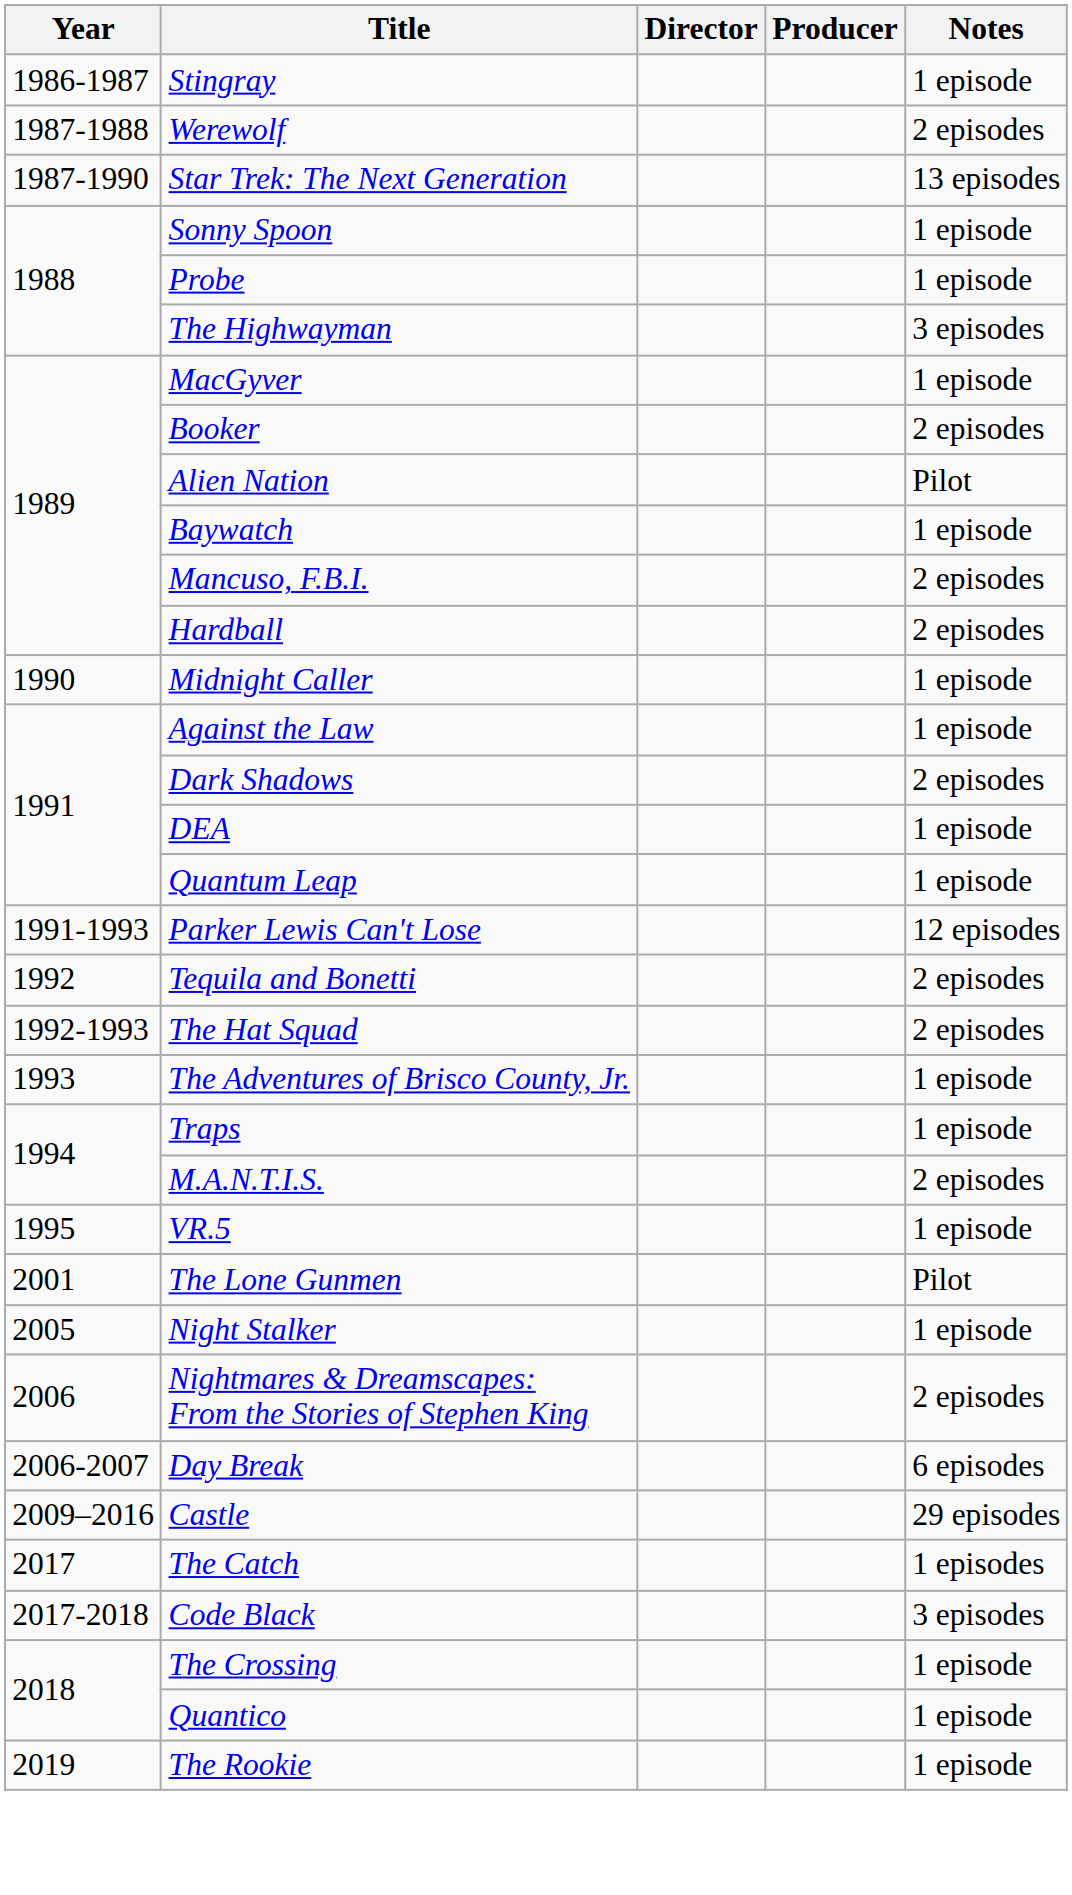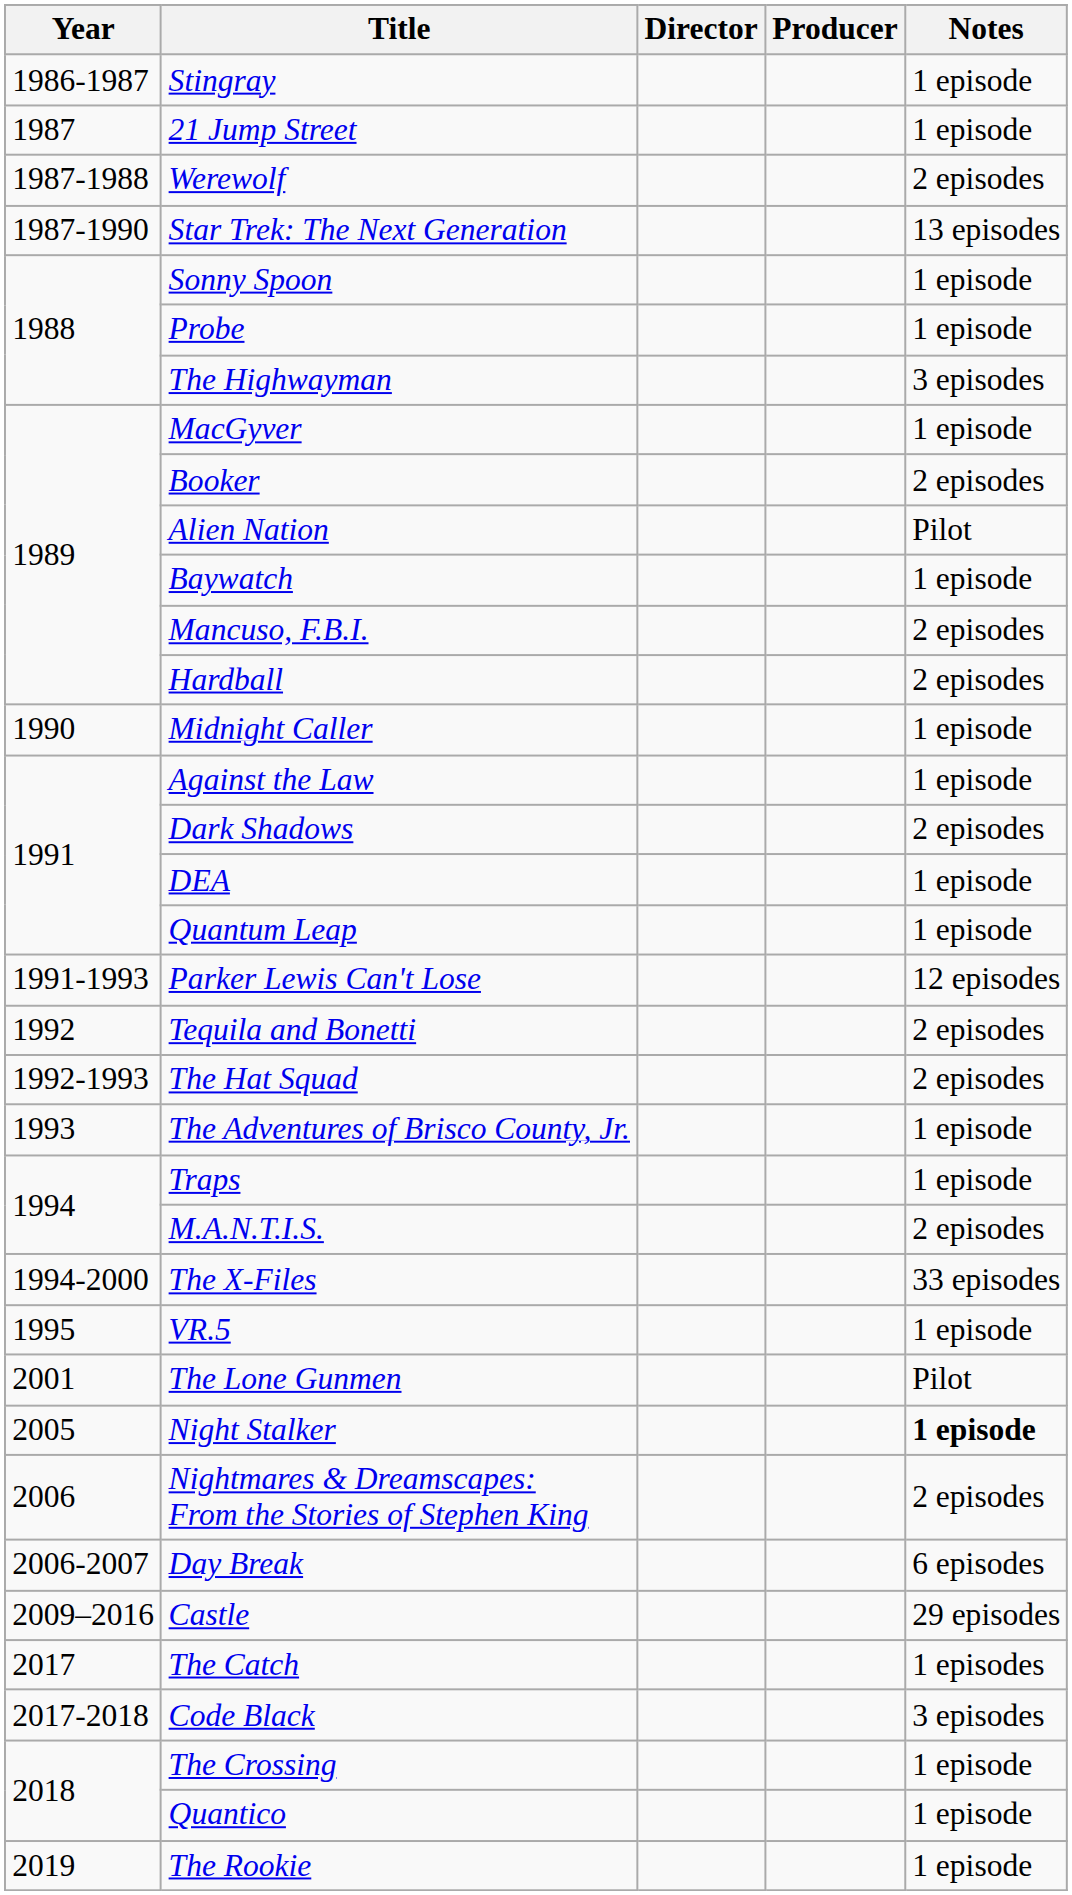+ row: (263, 129)
+ row: (243, 1279)
(972, 1329) normal -> (974, 1429) bold
